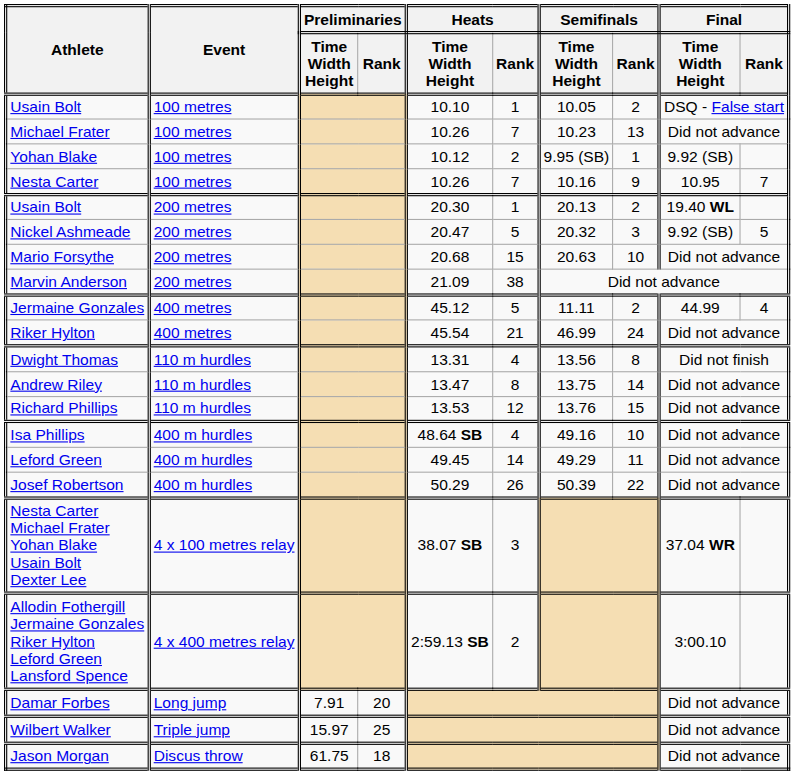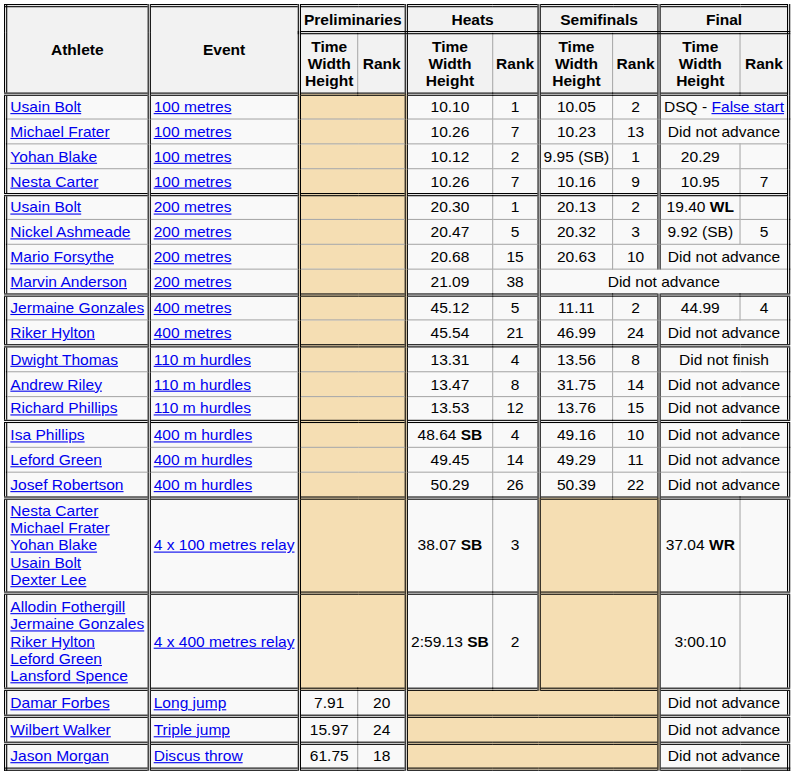(700, 157) 9.92 (SB) -> (700, 157) 20.29
(576, 384) 13.75 -> (576, 384) 31.75
(382, 730) 25 -> (382, 730) 24
